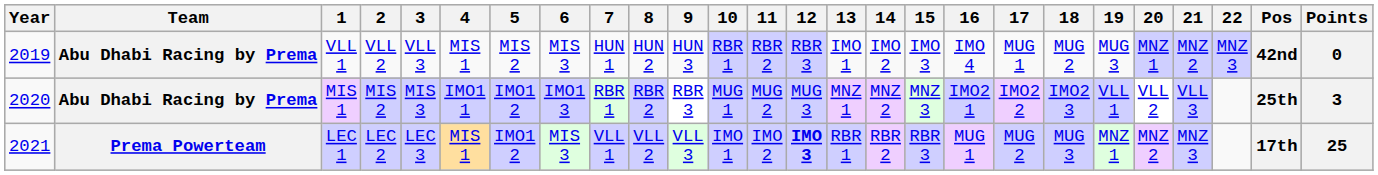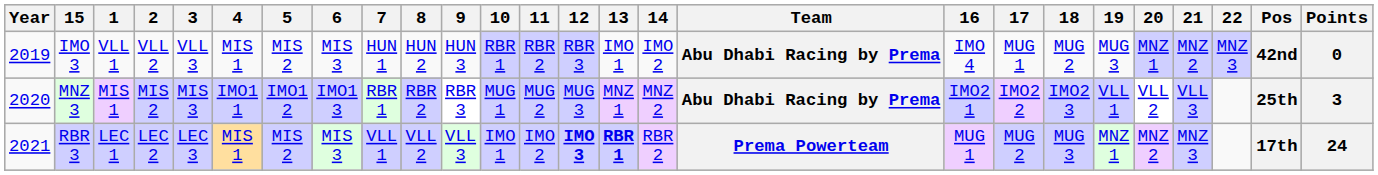columns swapped: (188, 18) <-> (925, 18)
(515, 147) IMO1 2 -> (287, 147) MIS 2
(846, 147) normal -> (618, 147) bold
(1337, 147) 25 -> (1337, 147) 24
